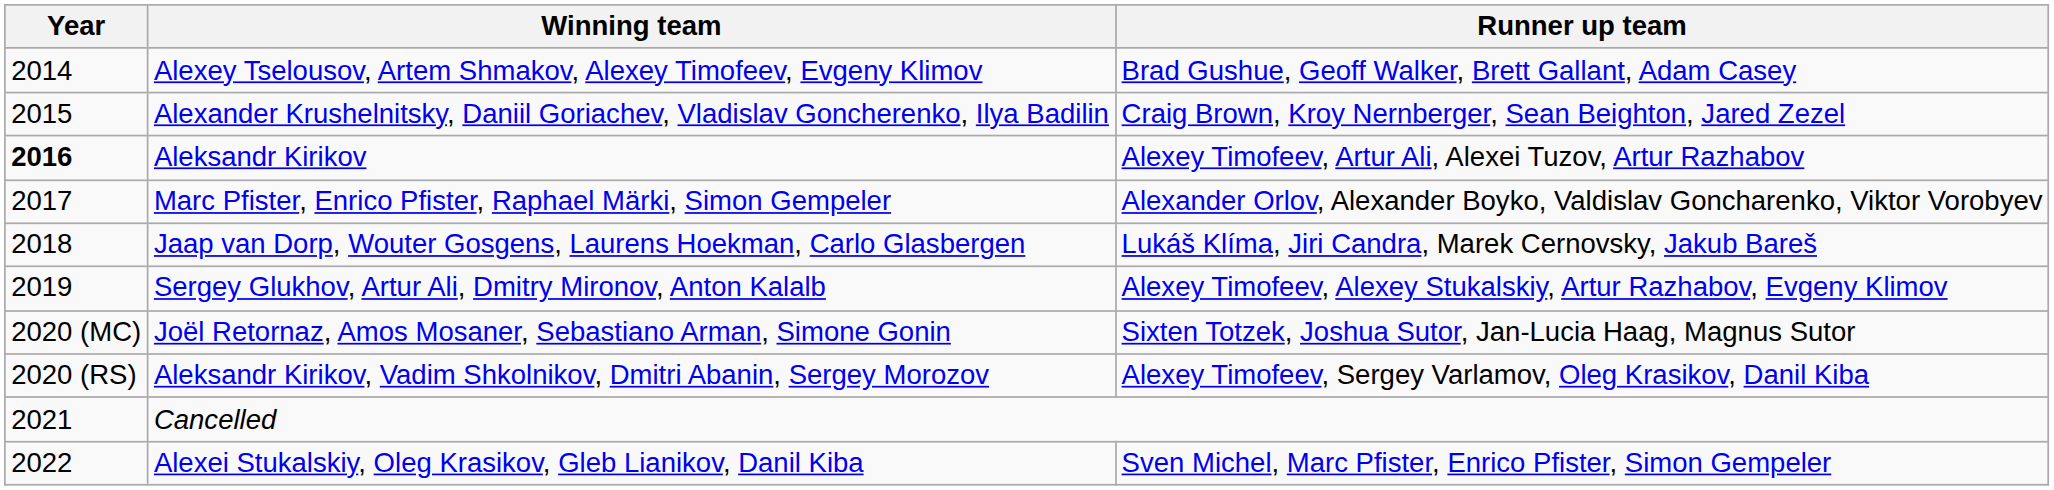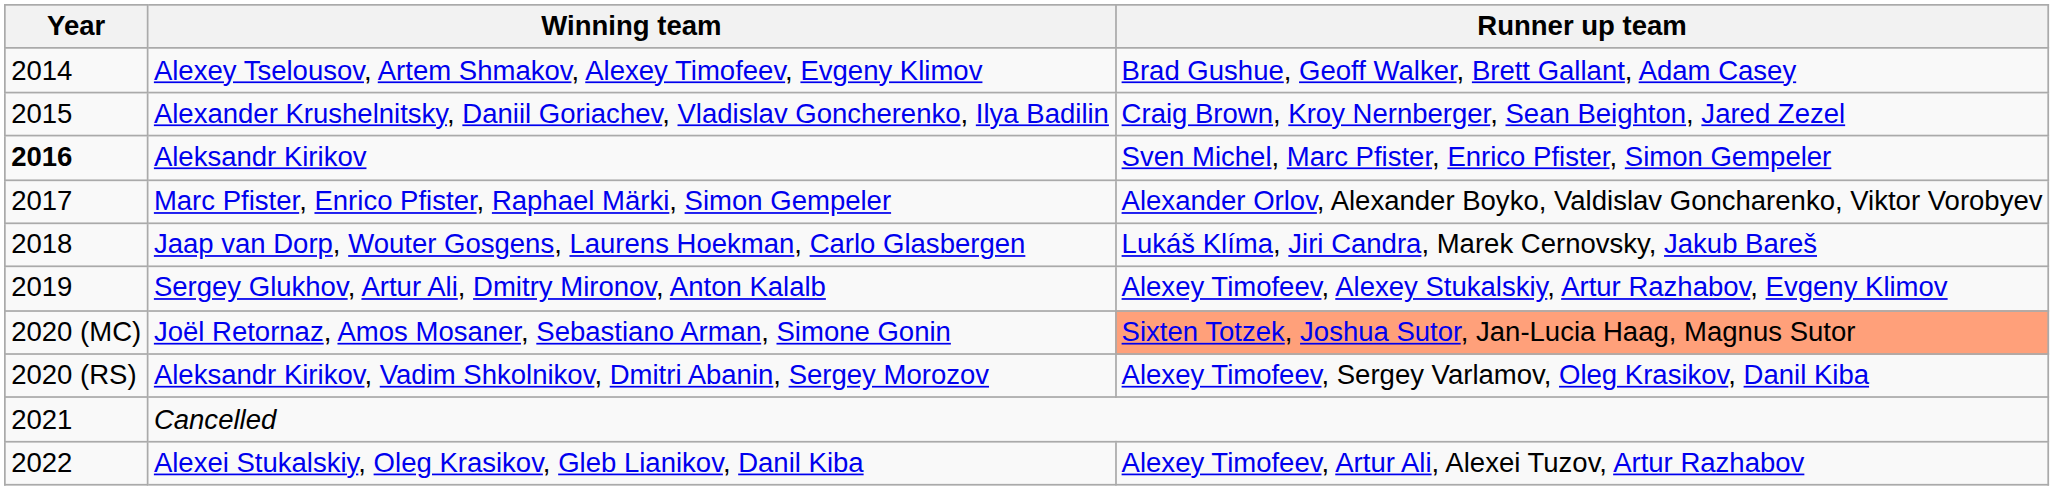(1463, 157) Alexey Timofeev, Artur Ali, Alexei Tuzov, Artur Razhabov -> (1476, 157) Sven Michel, Marc Pfister, Enrico Pfister, Simon Gempeler
(1489, 331) no background -> (1489, 331) lightsalmon background
(1476, 462) Sven Michel, Marc Pfister, Enrico Pfister, Simon Gempeler -> (1463, 462) Alexey Timofeev, Artur Ali, Alexei Tuzov, Artur Razhabov
